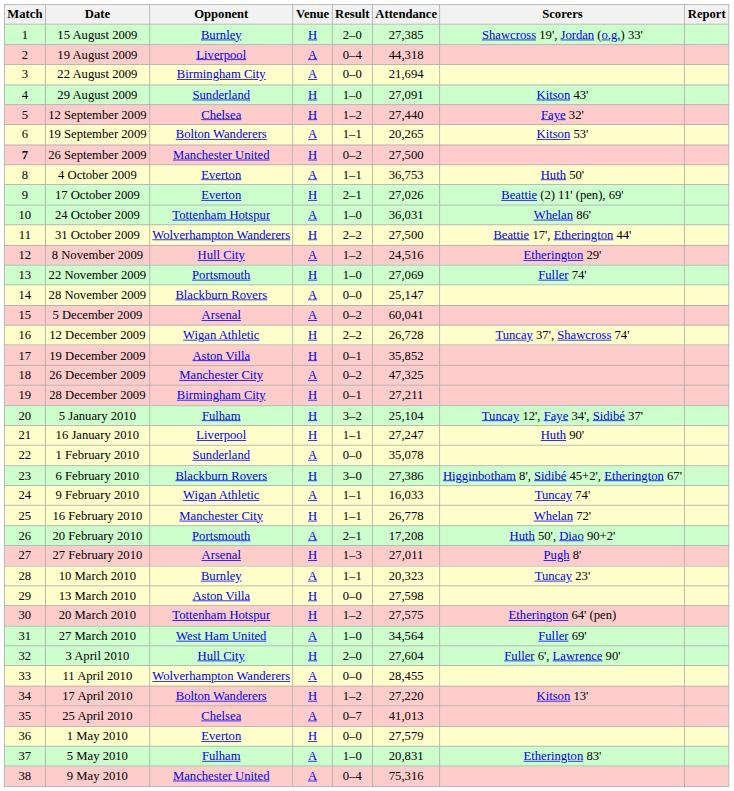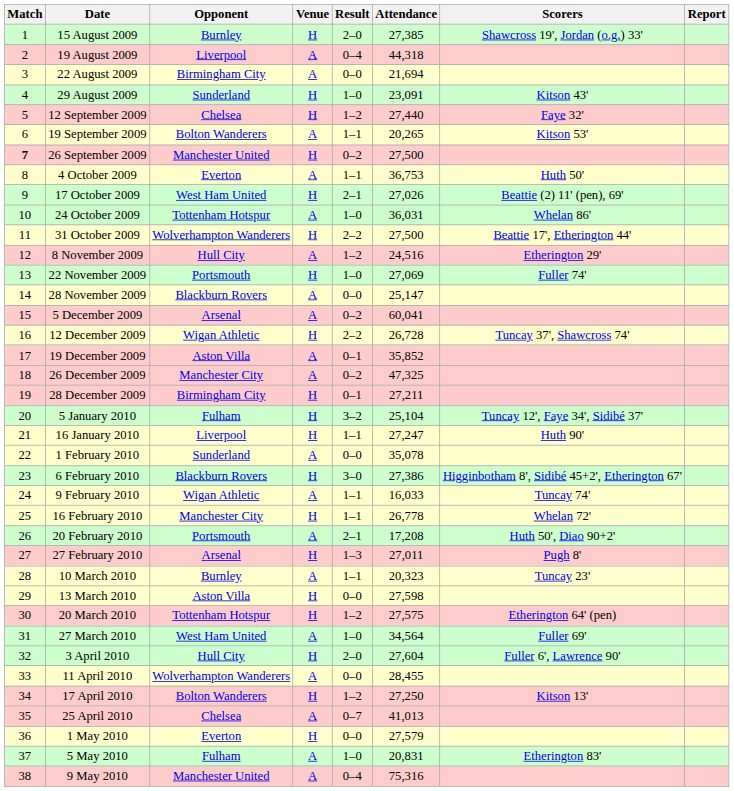(406, 94) 27,091 -> (406, 94) 23,091
(221, 194) Everton -> (221, 194) West Ham United
(313, 355) H -> (313, 355) A
(406, 696) 27,220 -> (406, 696) 27,250
